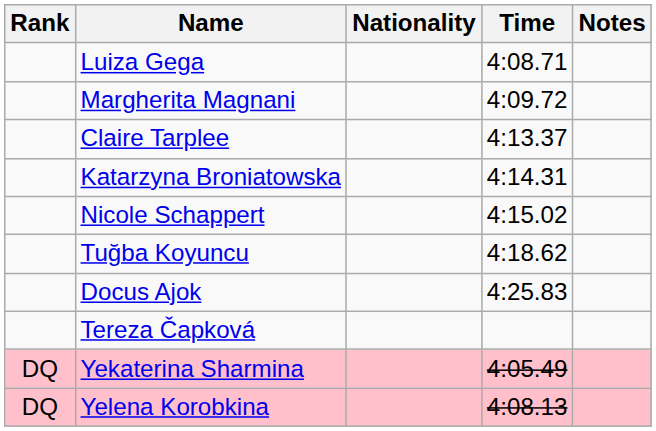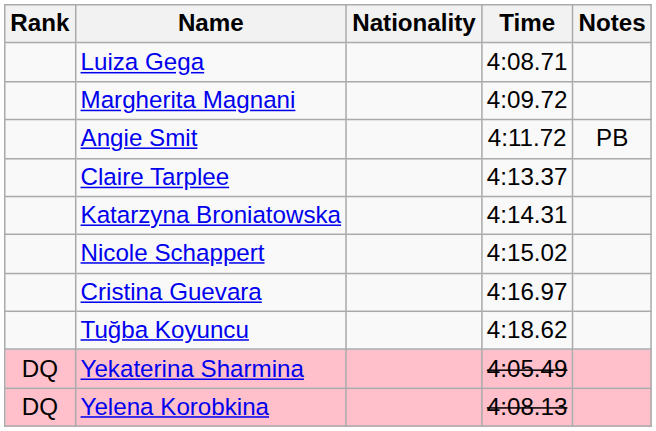+ row: (139, 138)
+ row: (171, 291)
- row: (141, 291)
- row: (168, 330)
